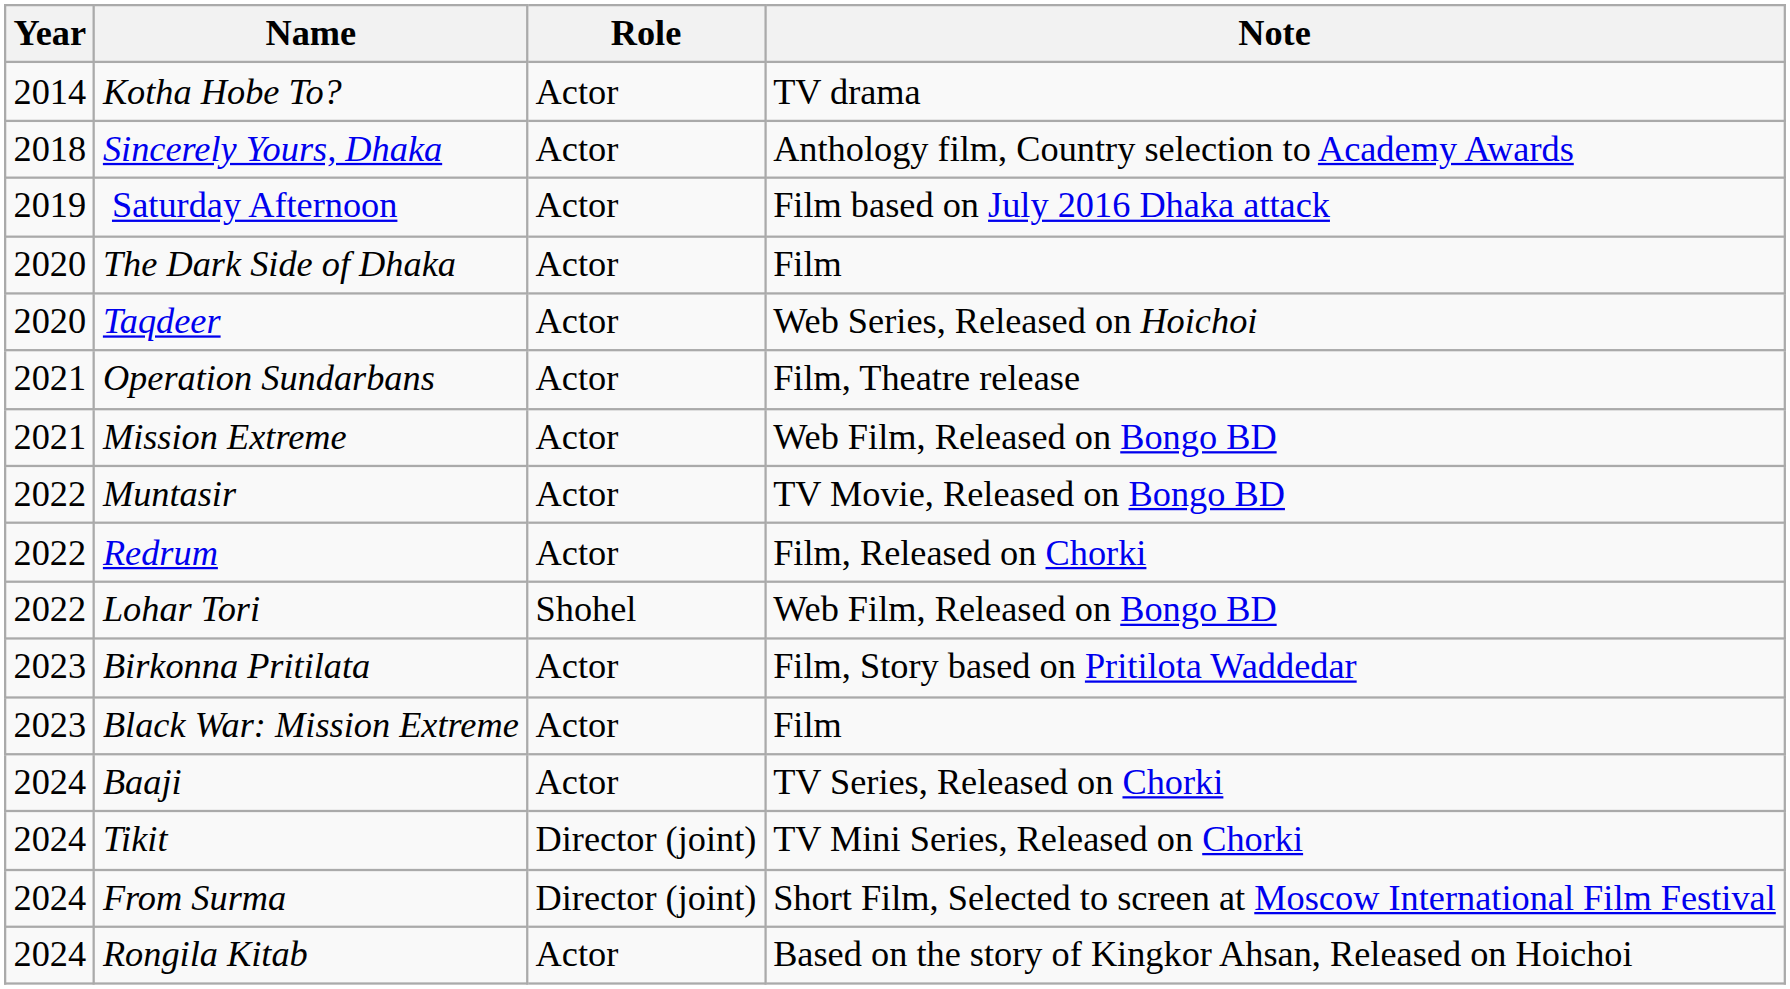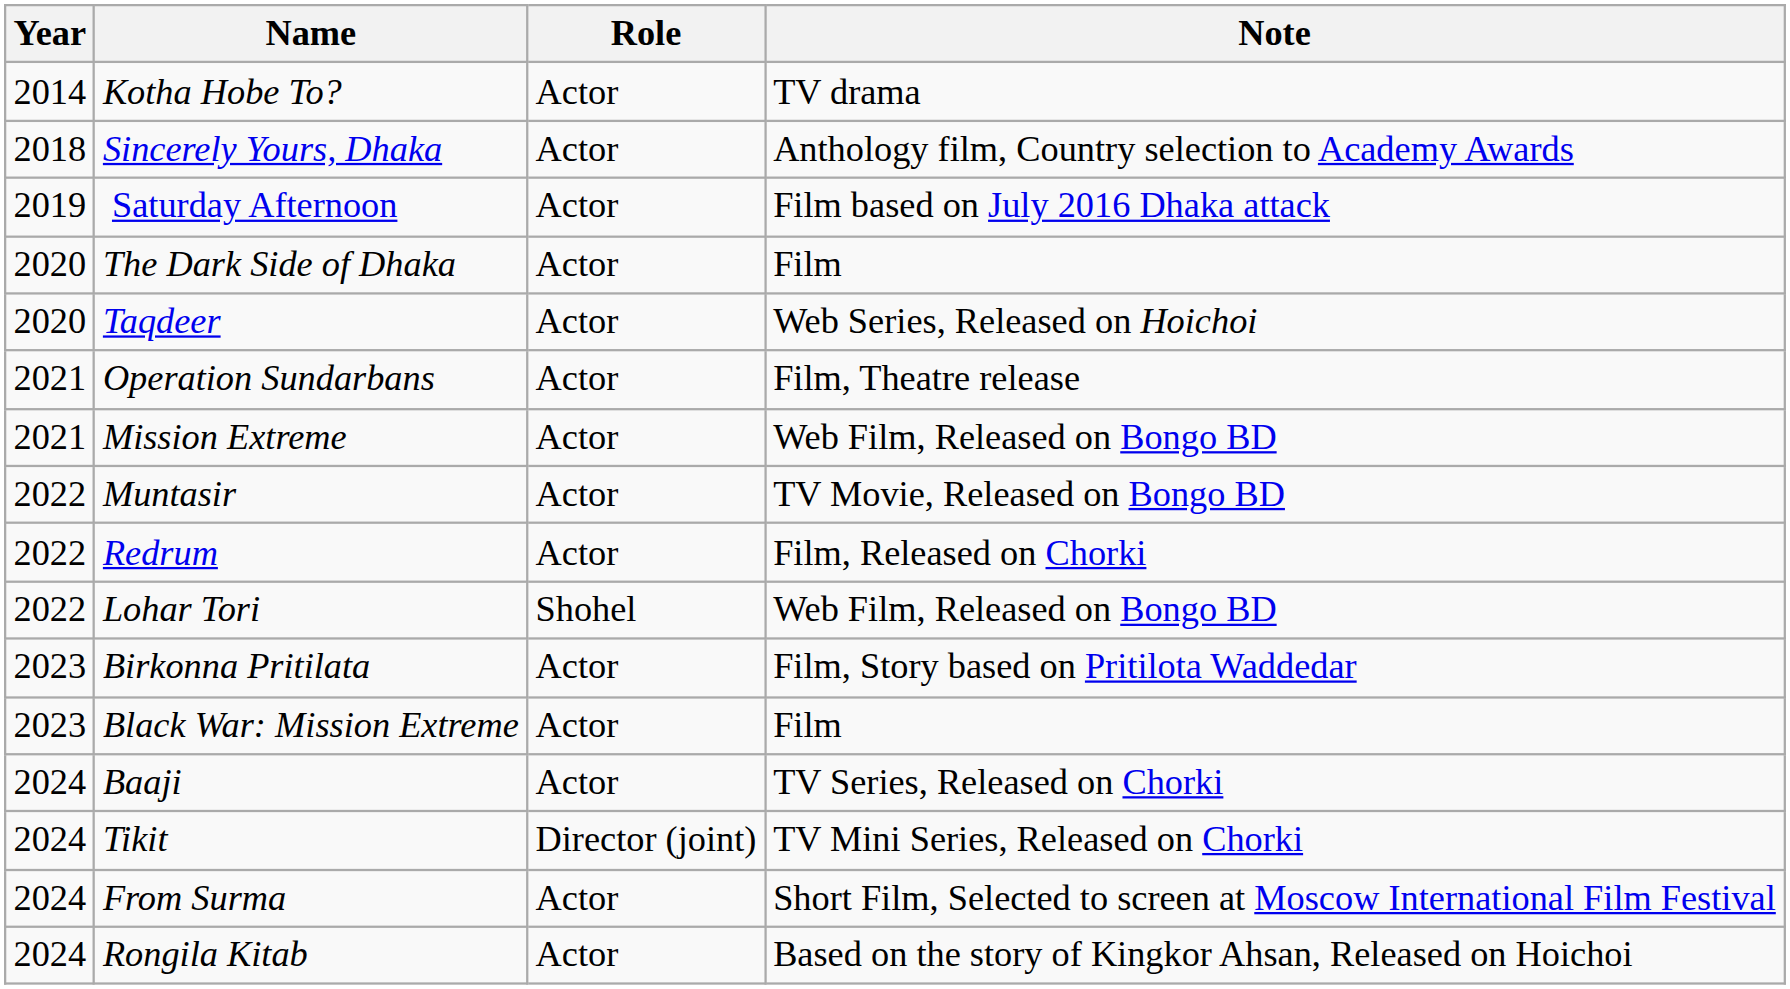(646, 897) Director (joint) -> (577, 897) Actor
